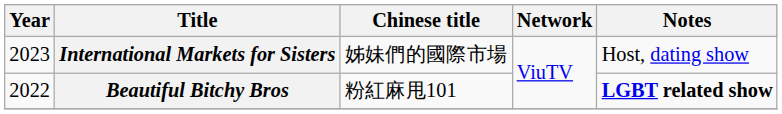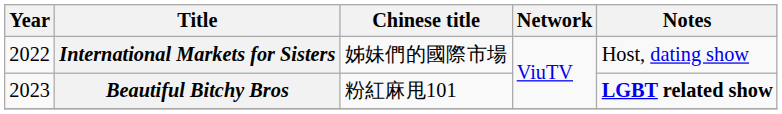(30, 54) 2023 -> (30, 54) 2022
(30, 90) 2022 -> (30, 90) 2023
